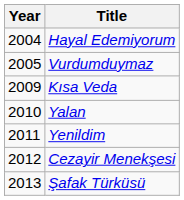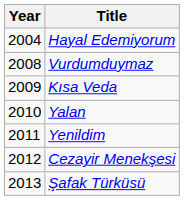(25, 64) 2005 -> (25, 64) 2008
